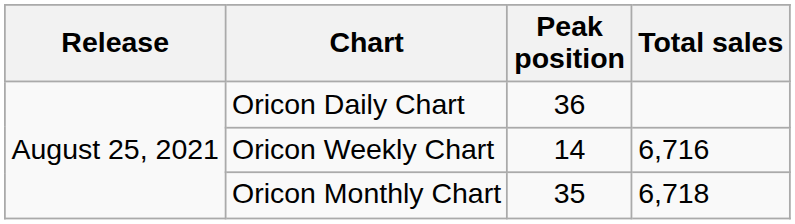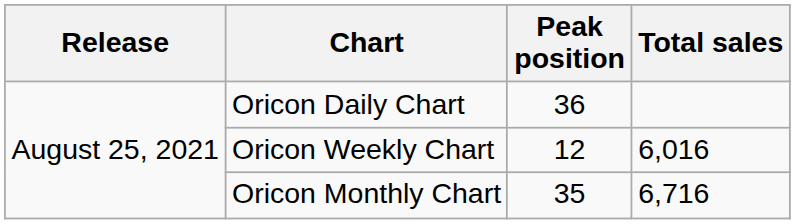(570, 149) 14 -> (570, 149) 12
(674, 149) 6,716 -> (674, 149) 6,016
(674, 194) 6,718 -> (674, 194) 6,716
